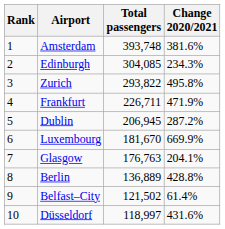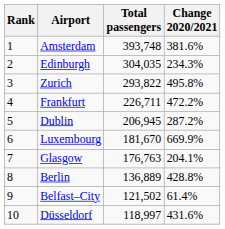(142, 64) 304,085 -> (142, 64) 304,035
(185, 102) 471.9% -> (185, 102) 472.2%
